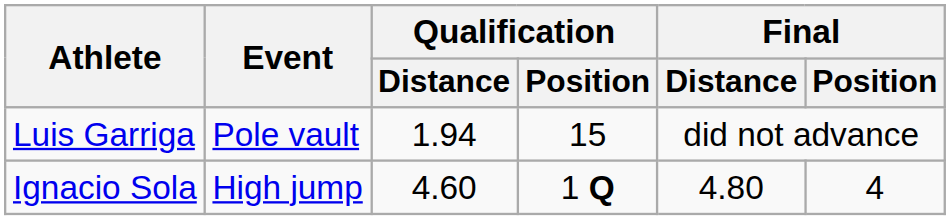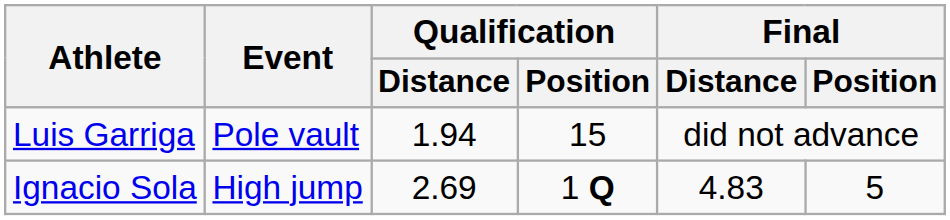(444, 187) 4.60 -> (444, 187) 2.69
(731, 187) 4.80 -> (731, 187) 4.83
(875, 187) 4 -> (875, 187) 5
